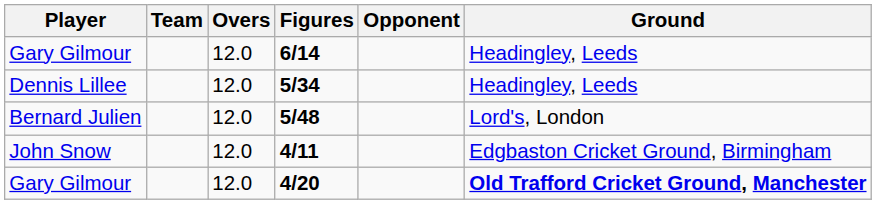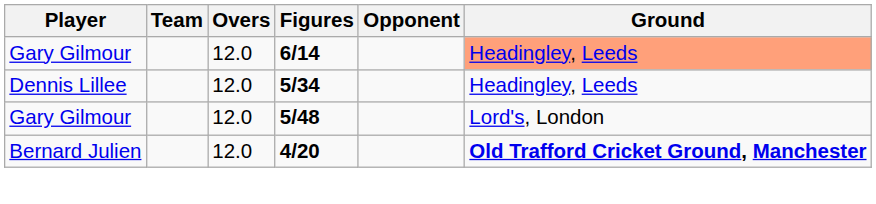(553, 53) no background -> (553, 53) lightsalmon background
(75, 118) Bernard Julien -> (70, 118) Gary Gilmour
- row: (299, 150)
(70, 183) Gary Gilmour -> (75, 150) Bernard Julien
